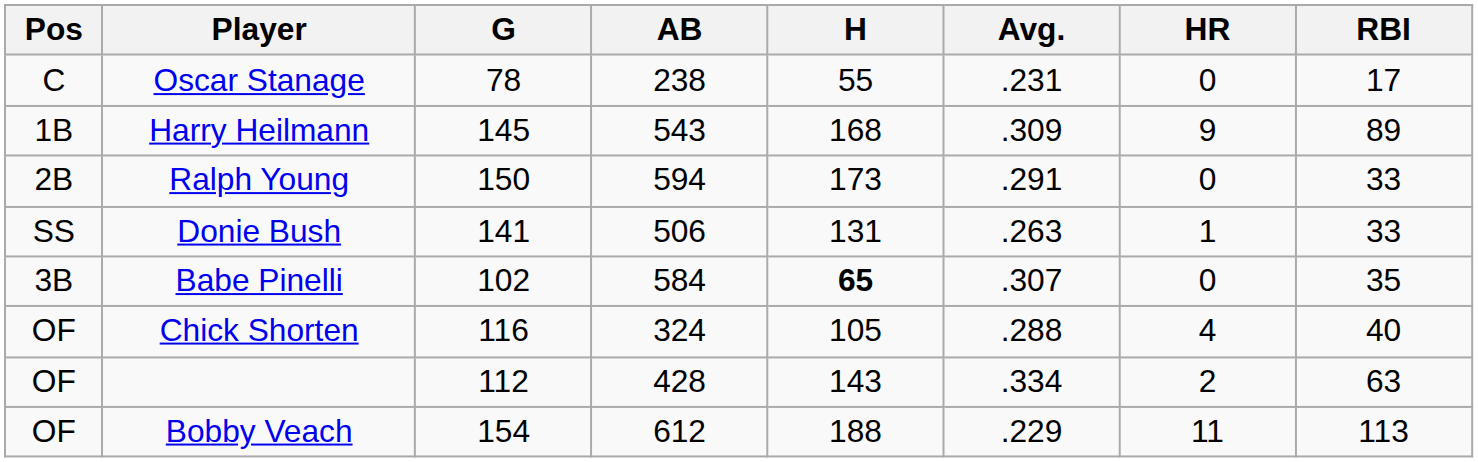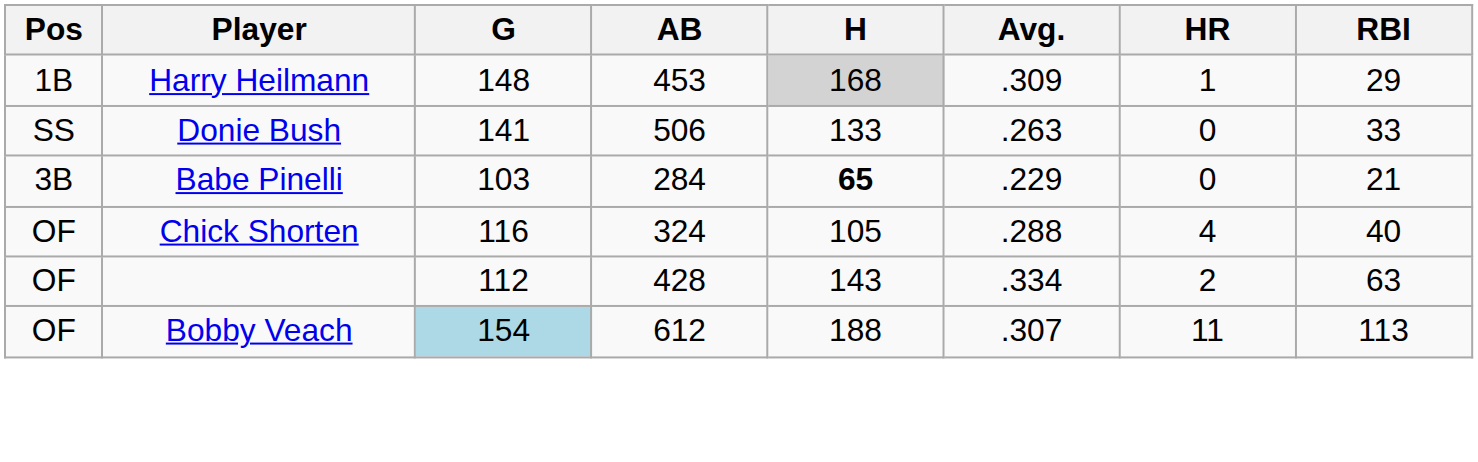- row: (259, 79)
(504, 130) 145 -> (504, 79) 148
(680, 130) 543 -> (680, 79) 453
(856, 130) no background -> (856, 79) lightgrey background
(1207, 130) 9 -> (1207, 79) 1
(1384, 130) 89 -> (1384, 79) 29
- row: (259, 180)
(856, 230) 131 -> (856, 130) 133
(1207, 230) 1 -> (1207, 130) 0
(504, 280) 102 -> (504, 180) 103
(680, 280) 584 -> (680, 180) 284
(1032, 280) .307 -> (1032, 180) .229
(1384, 280) 35 -> (1384, 180) 21
(504, 431) no background -> (504, 331) lightblue background
(1032, 431) .229 -> (1032, 331) .307
